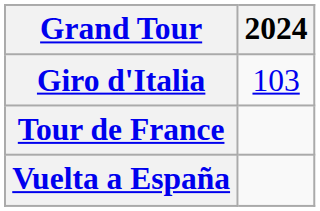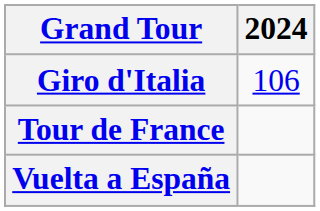(276, 79) 103 -> (276, 79) 106
